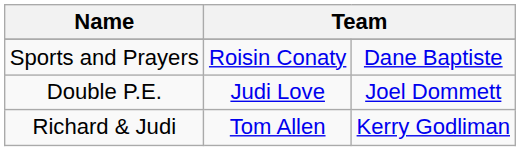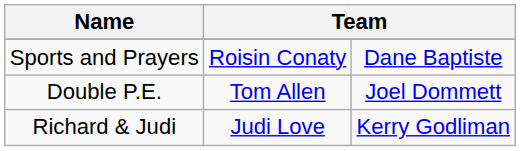(278, 92) Judi Love -> (278, 92) Tom Allen
(278, 127) Tom Allen -> (278, 127) Judi Love
